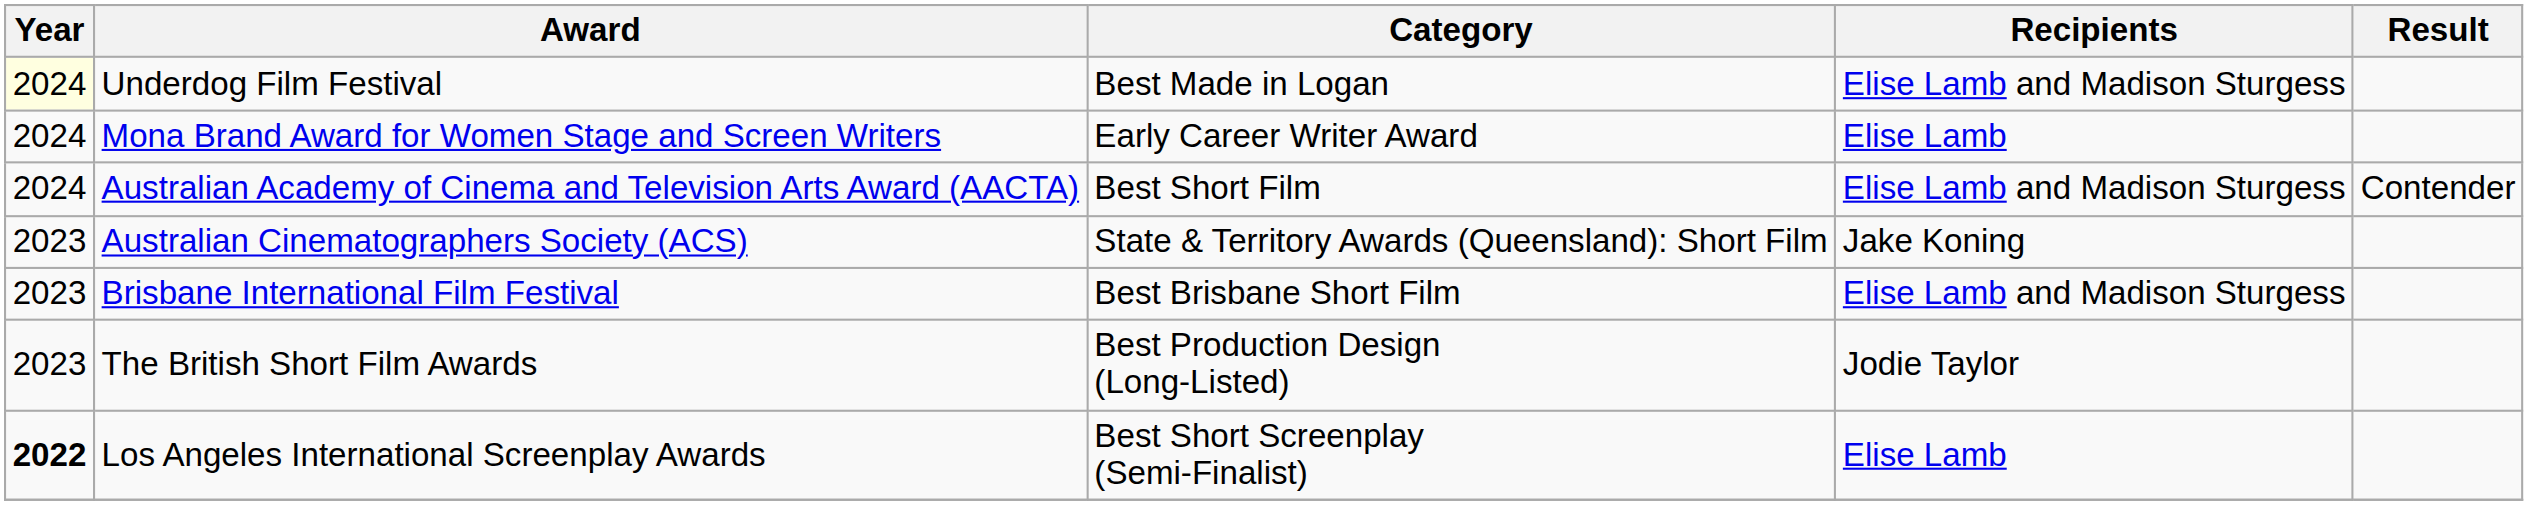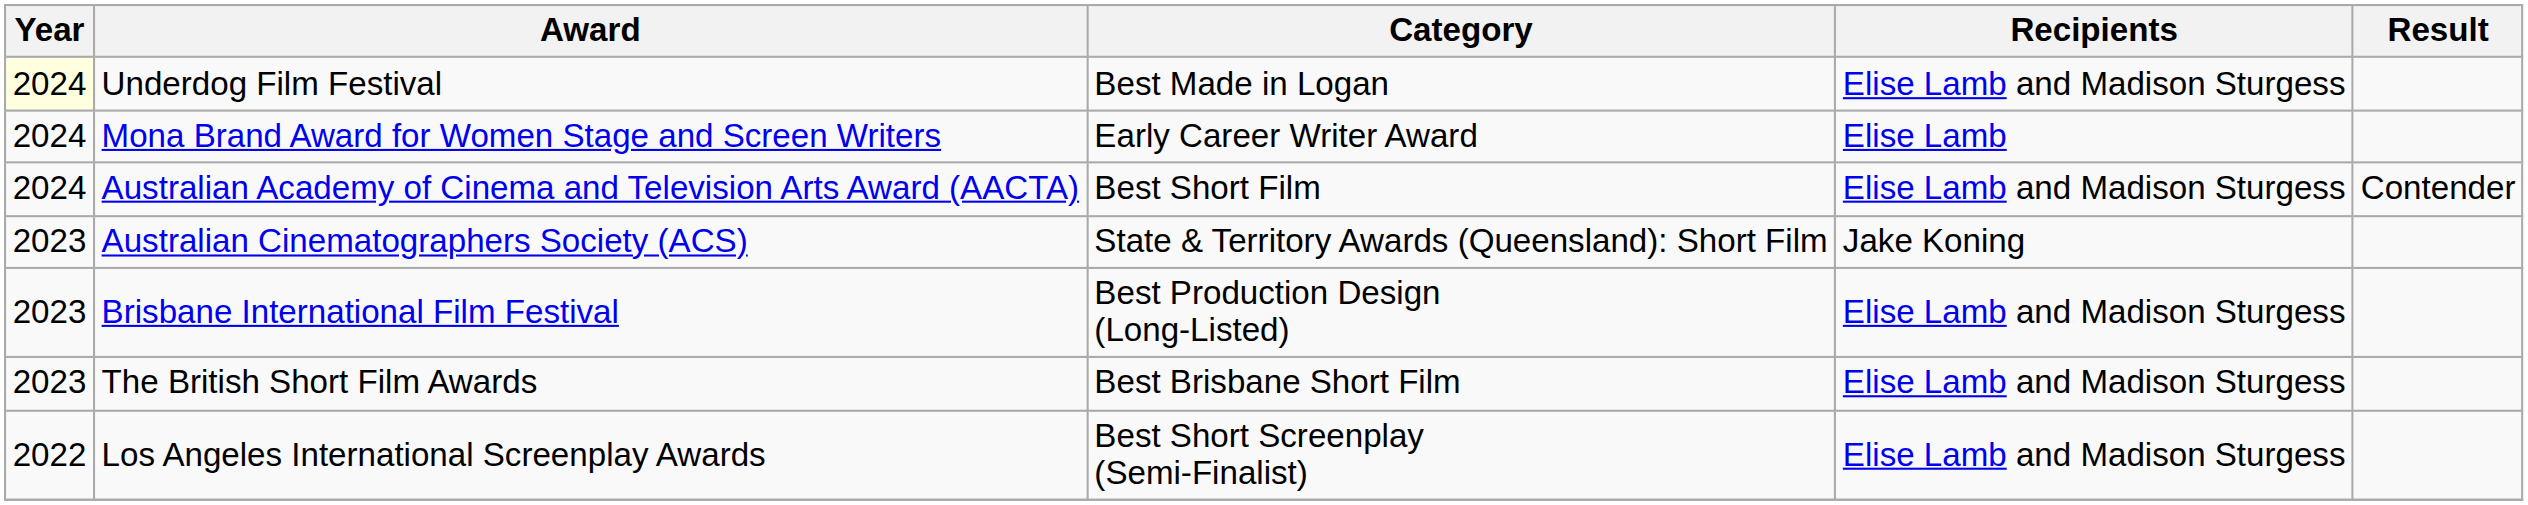(1278, 293) Best Brisbane Short Film -> (1267, 312) Best Production Design (Long-Listed)
(1267, 364) Best Production Design (Long-Listed) -> (1278, 383) Best Brisbane Short Film
(1931, 364) Jodie Taylor -> (2094, 383) Elise Lamb and Madison Sturgess
(50, 454) bold -> (50, 454) normal
(1925, 454) Elise Lamb -> (2094, 454) Elise Lamb and Madison Sturgess
